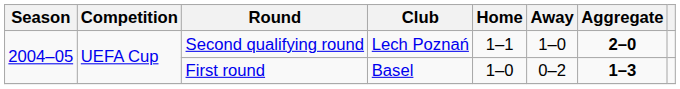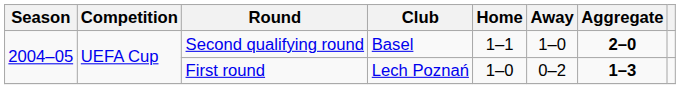(420, 44) Lech Poznań -> (393, 44) Basel
(393, 70) Basel -> (420, 70) Lech Poznań
